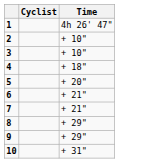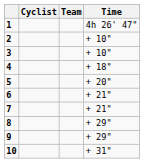+ column: (71, 11)
